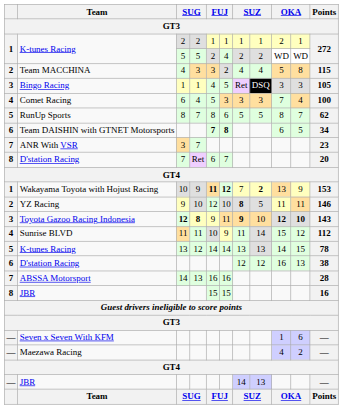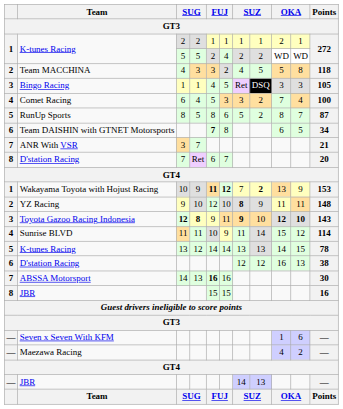(261, 70) 4 -> (261, 70) 5
(324, 70) 115 -> (324, 70) 118
(261, 100) 3 -> (261, 100) 2
(198, 115) 7 -> (198, 115) 5
(261, 115) 5 -> (261, 115) 2
(324, 115) 62 -> (324, 115) 87
(226, 129) bold -> (226, 129) normal
(324, 144) 23 -> (324, 144) 21
(261, 204) 5 -> (261, 204) 9
(324, 204) 146 -> (324, 204) 148
(324, 233) 112 -> (324, 233) 114
(213, 278) normal -> (213, 278) bold
(324, 278) 28 -> (324, 278) 30
